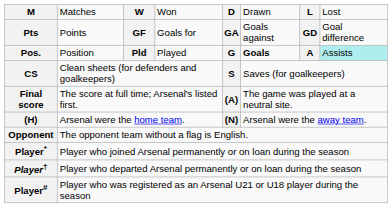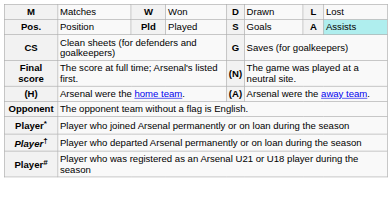- row: (31, 33)
(231, 53) G -> (236, 27) S
(256, 53) bold -> (259, 27) normal
(231, 74) S -> (236, 48) G
(231, 99) (A) -> (236, 74) (N)
(231, 120) (N) -> (236, 94) (A)
